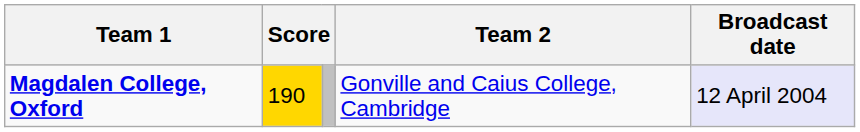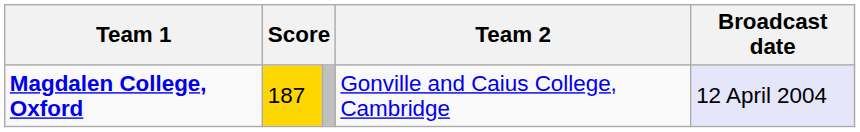(287, 95) 190 -> (287, 95) 187
